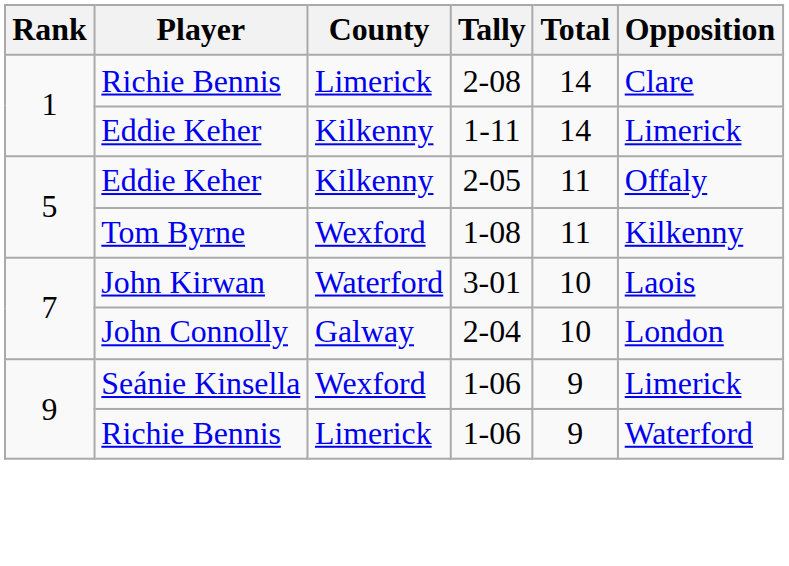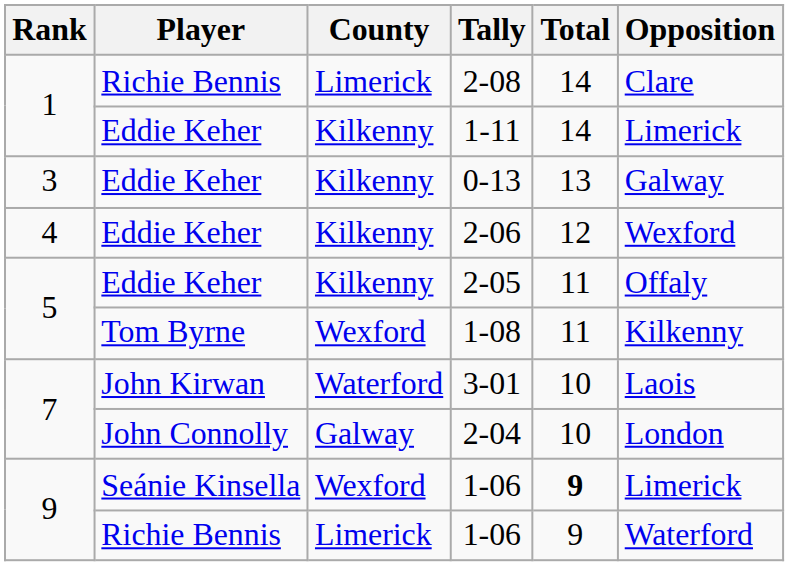+ row: (181, 181)
+ row: (181, 231)
(575, 383) normal -> (575, 484) bold
